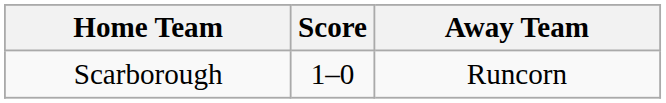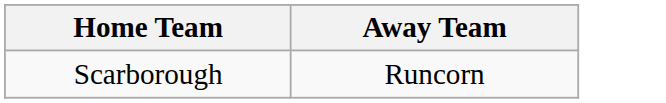- column: (333, 27)
